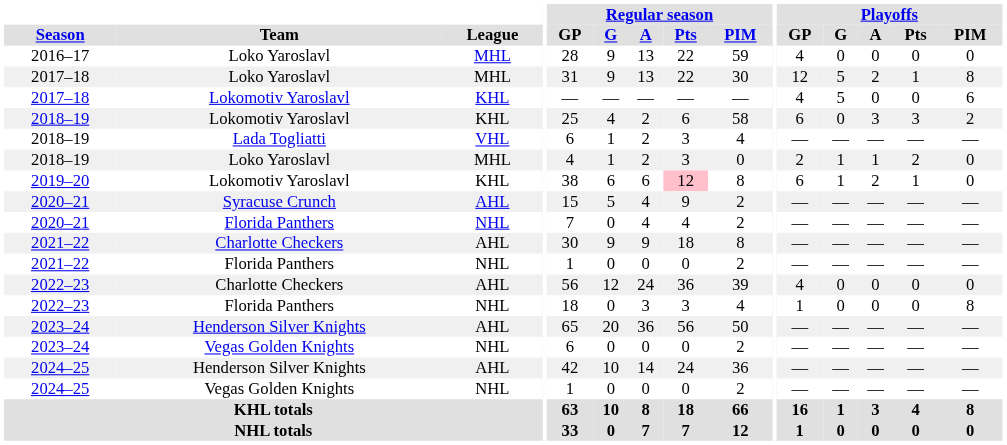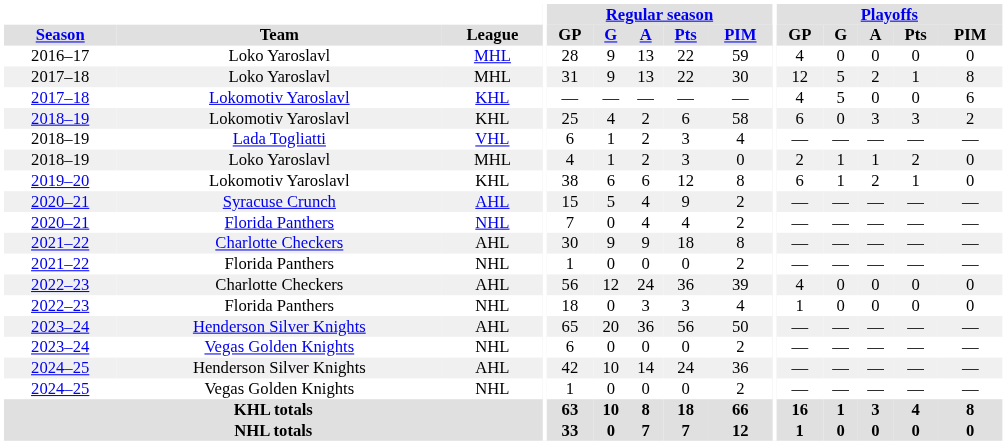(686, 180) pink background -> (686, 180) no background
(970, 305) 8 -> (970, 305) 0
